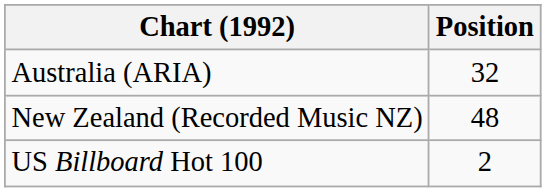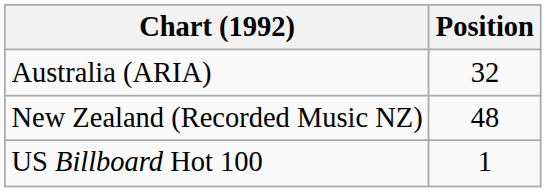(485, 162) 2 -> (485, 162) 1
